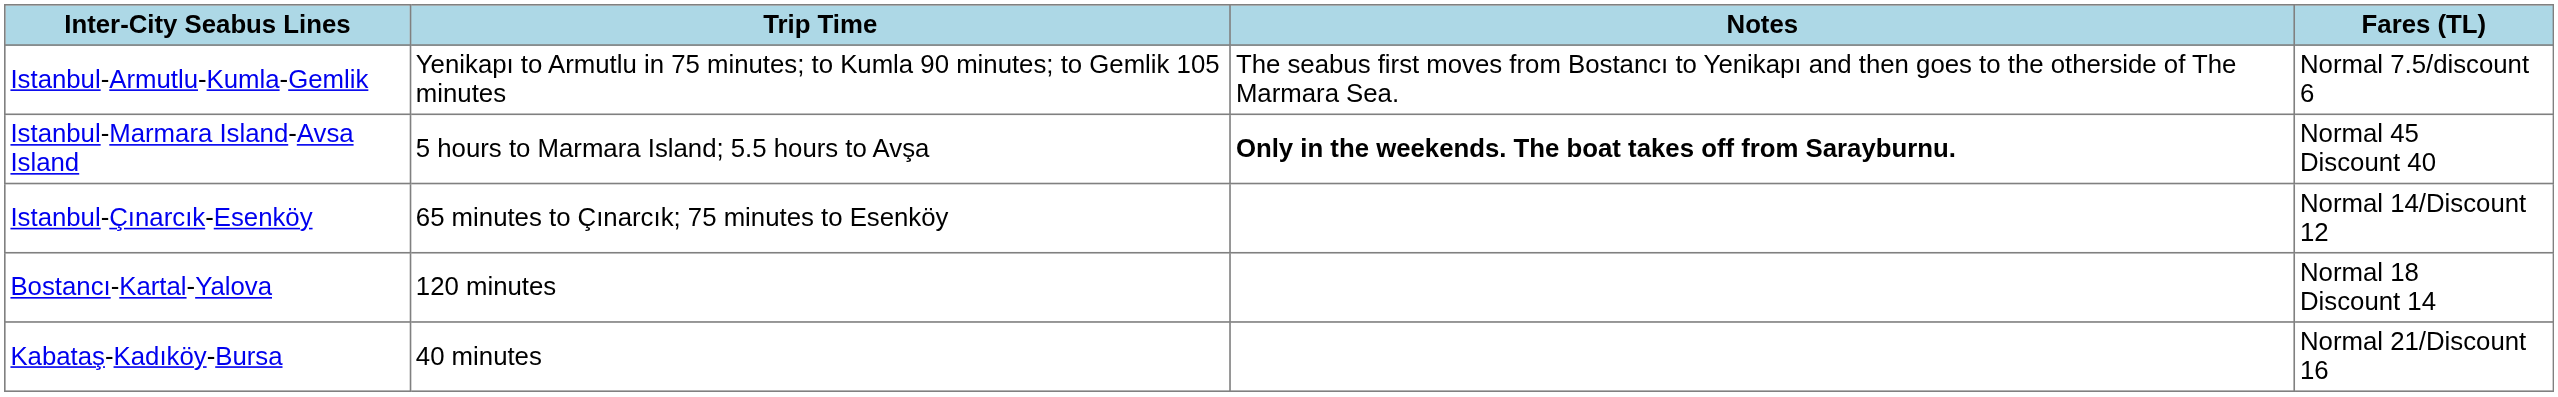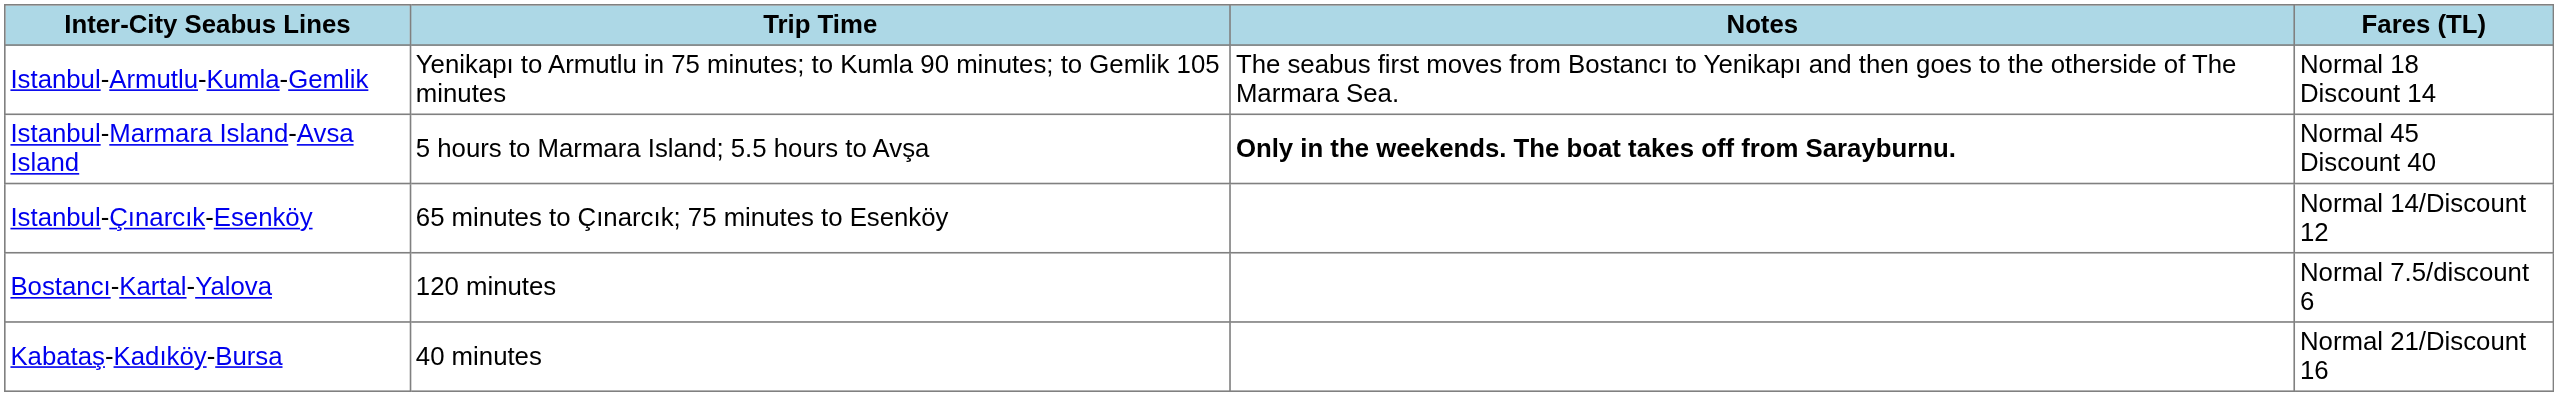(2415, 79) Normal 7.5/discount 6 -> (2368, 79) Normal 18 Discount 14
(2368, 287) Normal 18 Discount 14 -> (2415, 287) Normal 7.5/discount 6
